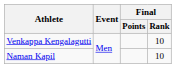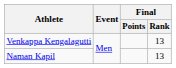(159, 41) 10 -> (159, 41) 13
(159, 56) 10 -> (159, 56) 13
